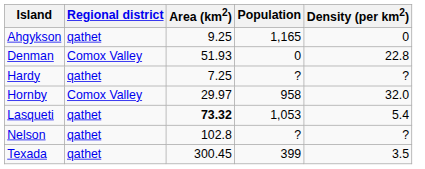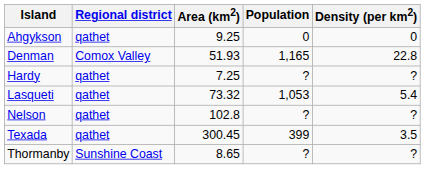(286, 37) 1,165 -> (306, 37) 0
(298, 56) 0 -> (294, 56) 1,165
- row: (27, 95)
(216, 115) bold -> (225, 95) normal
+ row: (38, 154)
